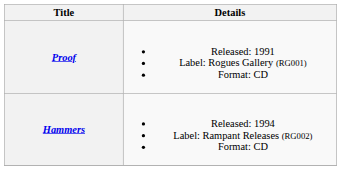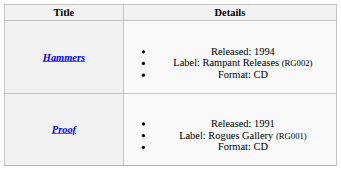rows swapped: (64, 57) <-> (64, 129)
